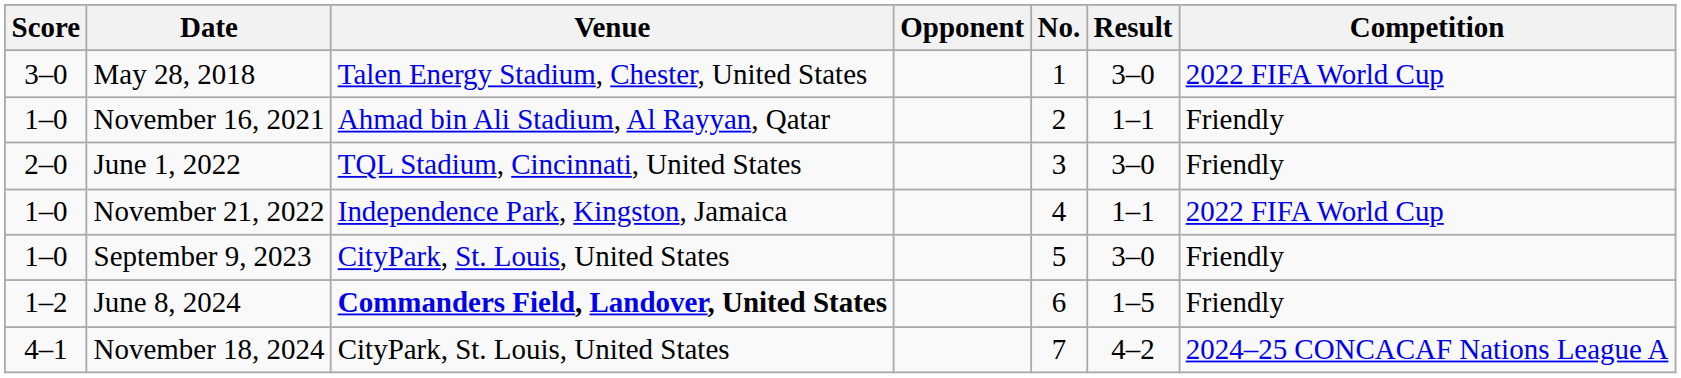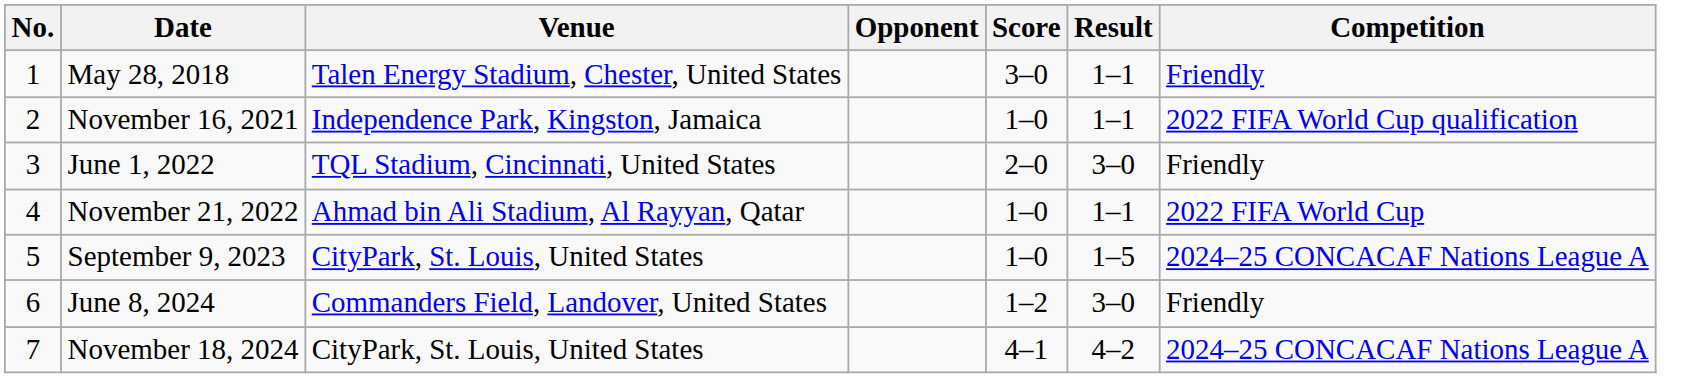columns swapped: (1059, 27) <-> (46, 27)
(1133, 73) 3–0 -> (1113, 73) 1–1
(1315, 73) 2022 FIFA World Cup -> (1215, 73) Friendly
(584, 119) Ahmad bin Ali Stadium, Al Rayyan, Qatar -> (537, 119) Independence Park, Kingston, Jamaica
(1235, 119) Friendly -> (1372, 119) 2022 FIFA World Cup qualification
(563, 211) Independence Park, Kingston, Jamaica -> (558, 211) Ahmad bin Ali Stadium, Al Rayyan, Qatar
(1133, 257) 3–0 -> (1113, 257) 1–5
(1235, 257) Friendly -> (1407, 257) 2024–25 CONCACAF Nations League A
(612, 303) bold -> (569, 303) normal
(1133, 303) 1–5 -> (1113, 303) 3–0
